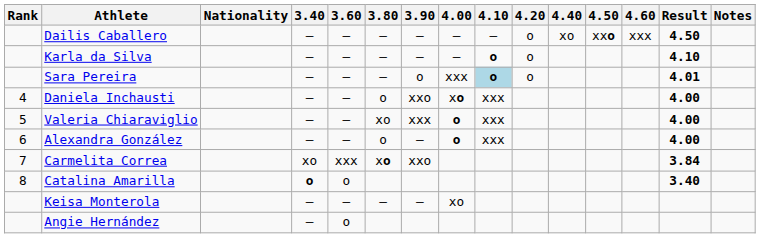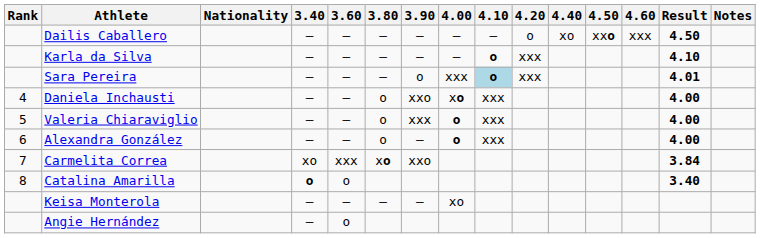(530, 56) o -> (530, 56) xxx
(530, 77) o -> (530, 77) xxx
(383, 119) xo -> (383, 119) o
